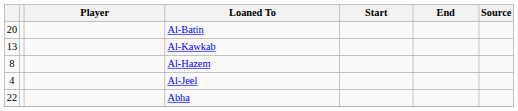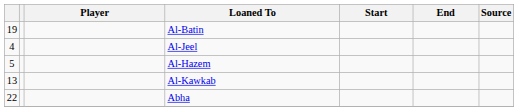(12, 30) 20 -> (12, 30) 19
rows swapped: (182, 81) <-> (192, 47)
(12, 64) 8 -> (12, 64) 5
